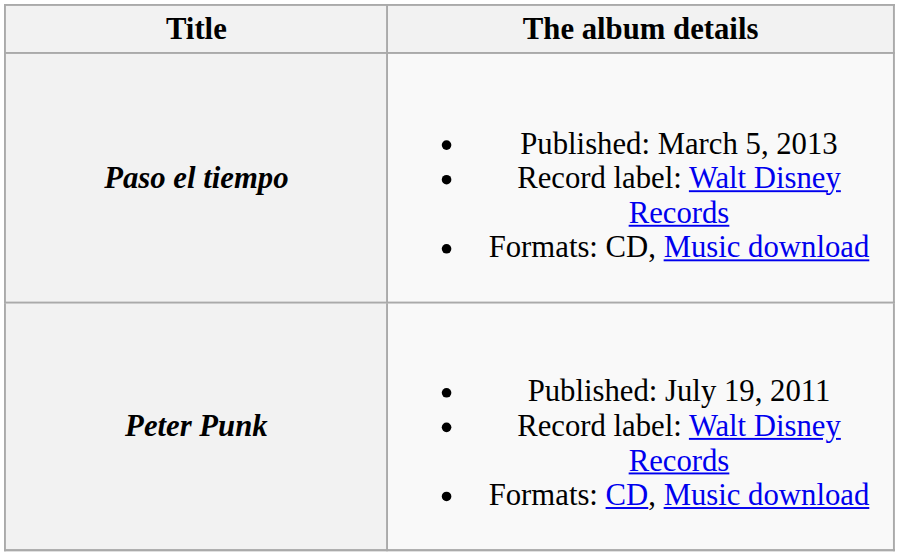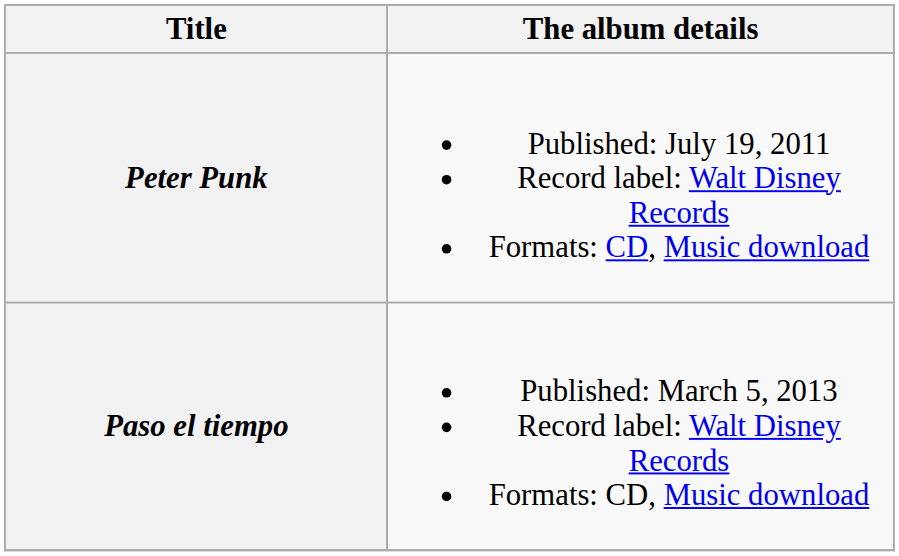rows swapped: (196, 425) <-> (196, 177)
